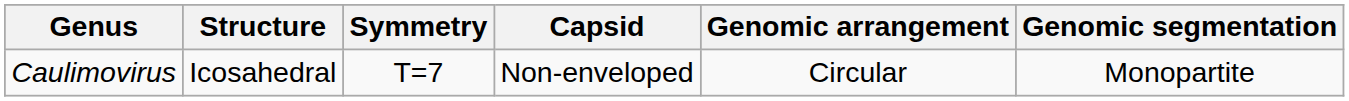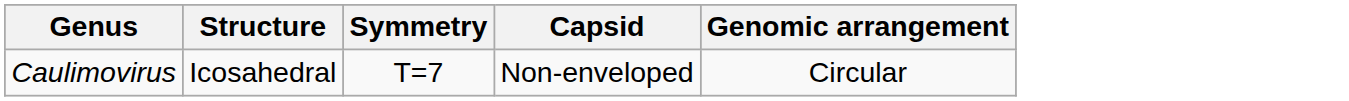- column: (1180, 27)
